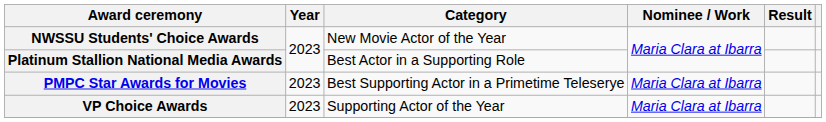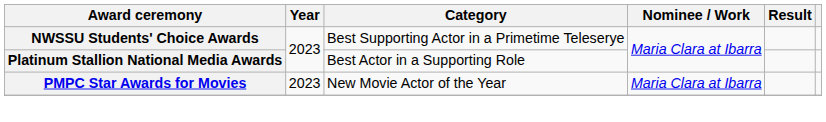(417, 38) New Movie Actor of the Year -> (476, 38) Best Supporting Actor in a Primetime Teleserye
(476, 83) Best Supporting Actor in a Primetime Teleserye -> (417, 83) New Movie Actor of the Year
- row: (145, 106)
